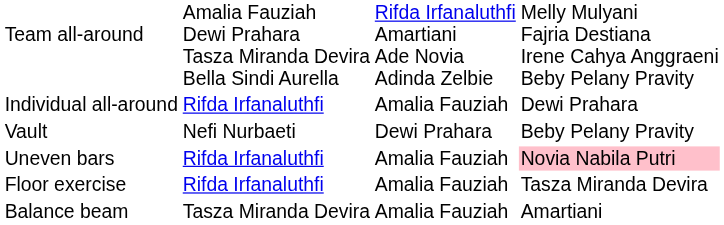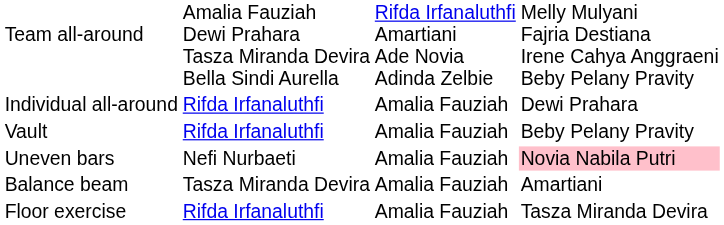(239, 131) Nefi Nurbaeti -> (253, 131) Rifda Irfanaluthfi
(433, 131) Dewi Prahara -> (442, 131) Amalia Fauziah
(253, 158) Rifda Irfanaluthfi -> (239, 158) Nefi Nurbaeti
rows swapped: (67, 211) <-> (65, 185)
